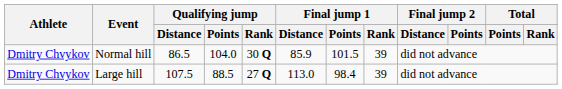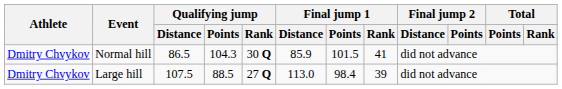(223, 54) 104.0 -> (223, 54) 104.3
(381, 54) 39 -> (381, 54) 41
